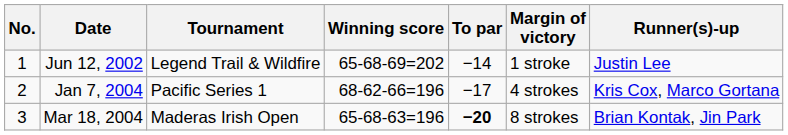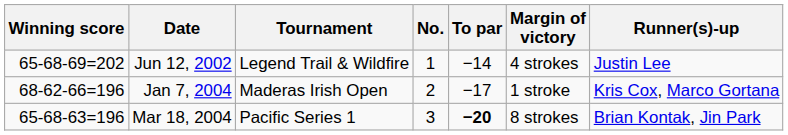columns swapped: (22, 28) <-> (386, 28)
(540, 64) 1 stroke -> (544, 64) 4 strokes
(209, 90) Pacific Series 1 -> (314, 90) Maderas Irish Open
(544, 90) 4 strokes -> (540, 90) 1 stroke
(225, 117) Maderas Irish Open -> (298, 117) Pacific Series 1
